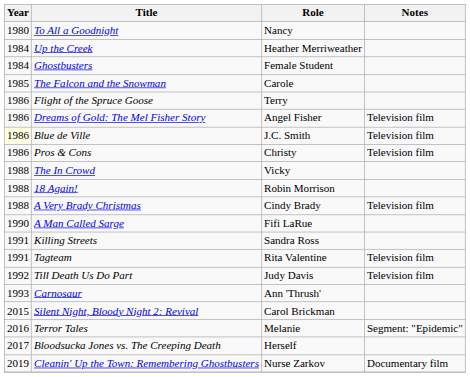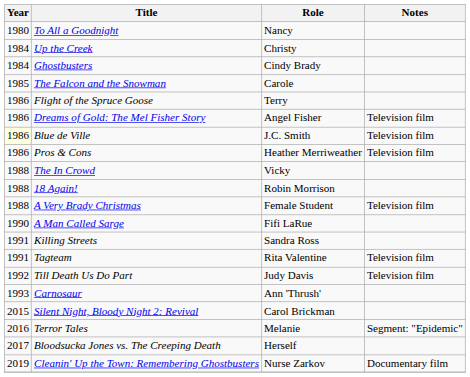(313, 48) Heather Merriweather -> (280, 48) Christy
(299, 65) Female Student -> (292, 65) Cindy Brady
(280, 153) Christy -> (313, 153) Heather Merriweather
(292, 205) Cindy Brady -> (299, 205) Female Student
